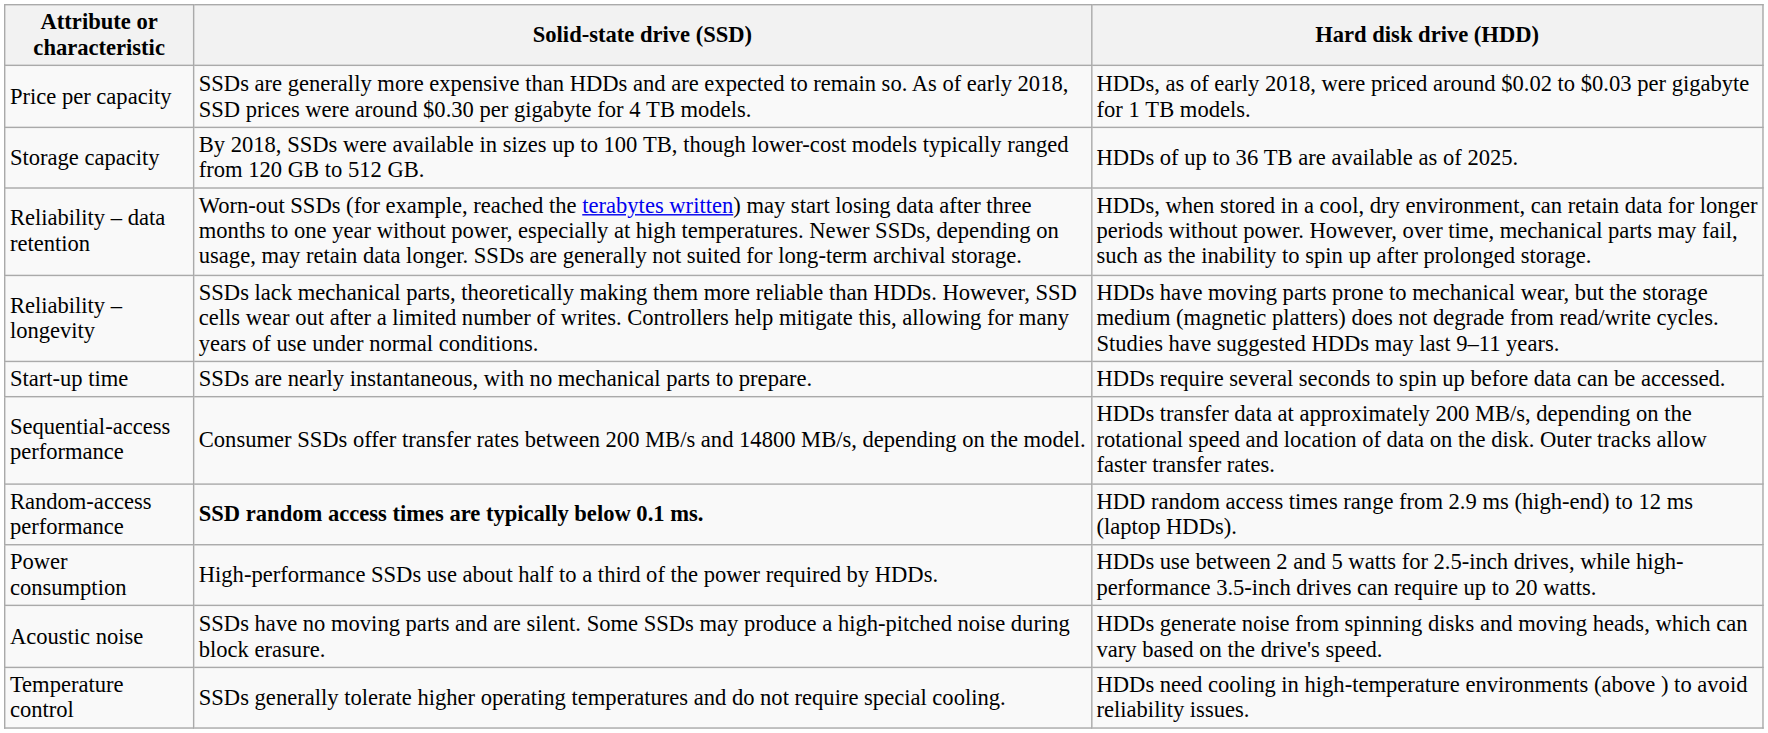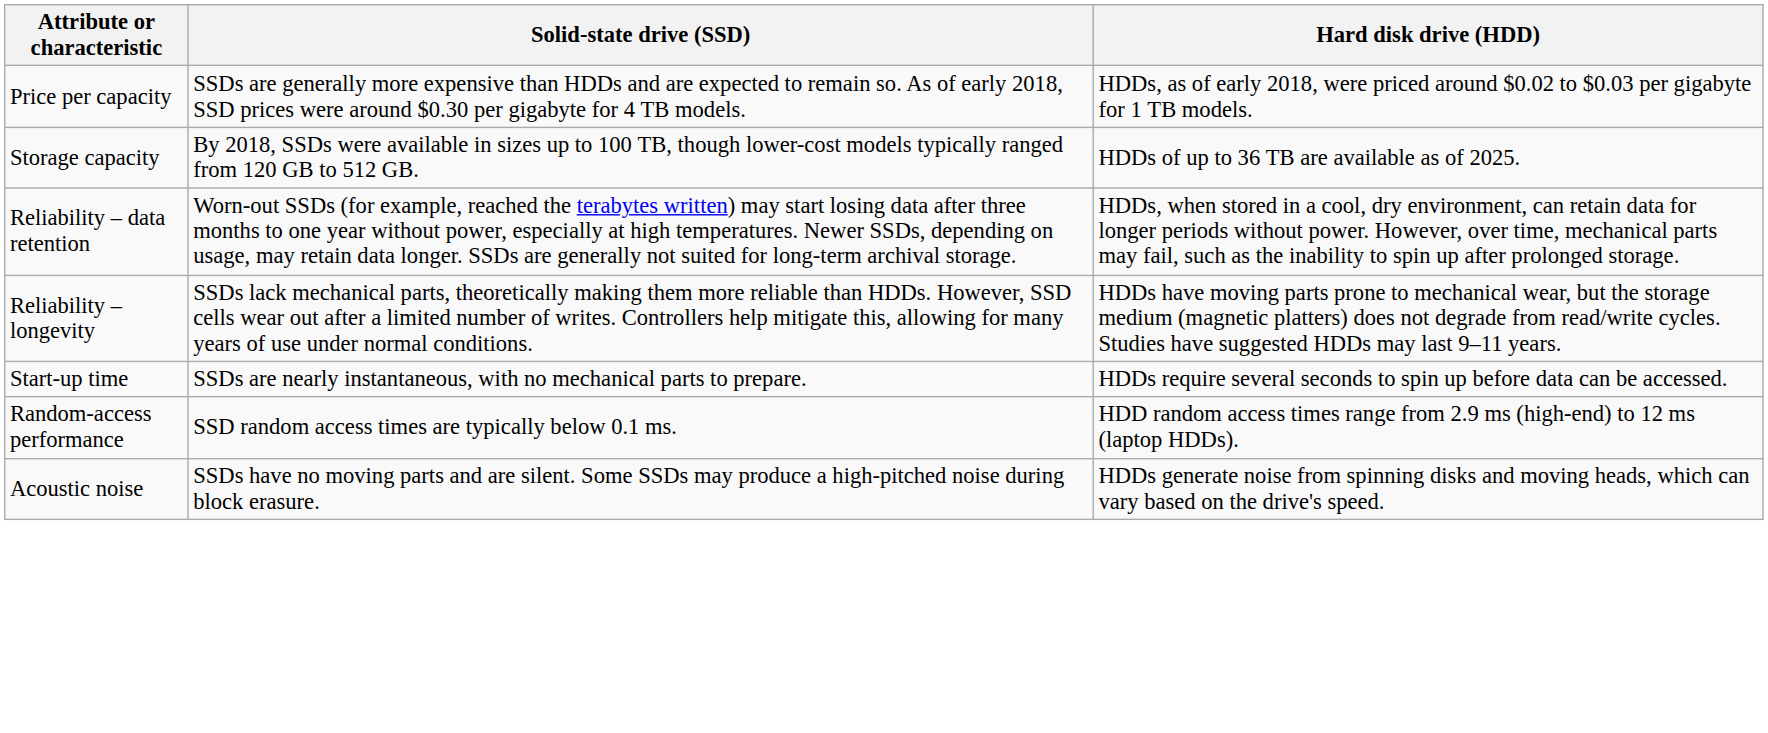- row: (90, 440)
(451, 513) bold -> (435, 427) normal
- row: (68, 575)
- row: (67, 697)
